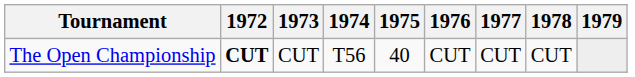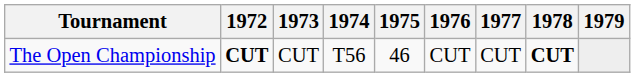(400, 55) 40 -> (400, 55) 46
(551, 55) normal -> (552, 55) bold
